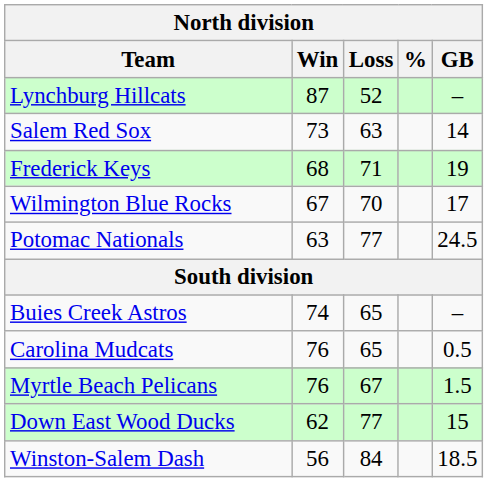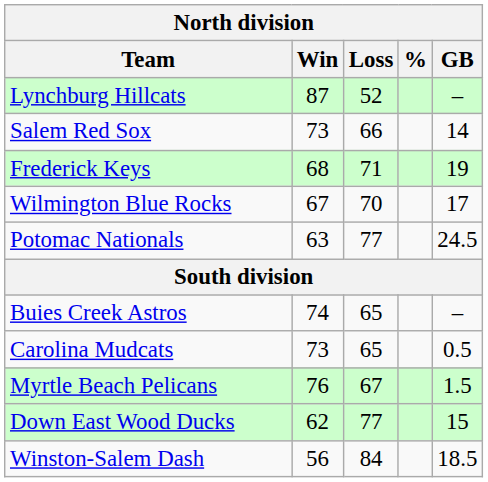(371, 131) 63 -> (371, 131) 66
(318, 349) 76 -> (318, 349) 73
